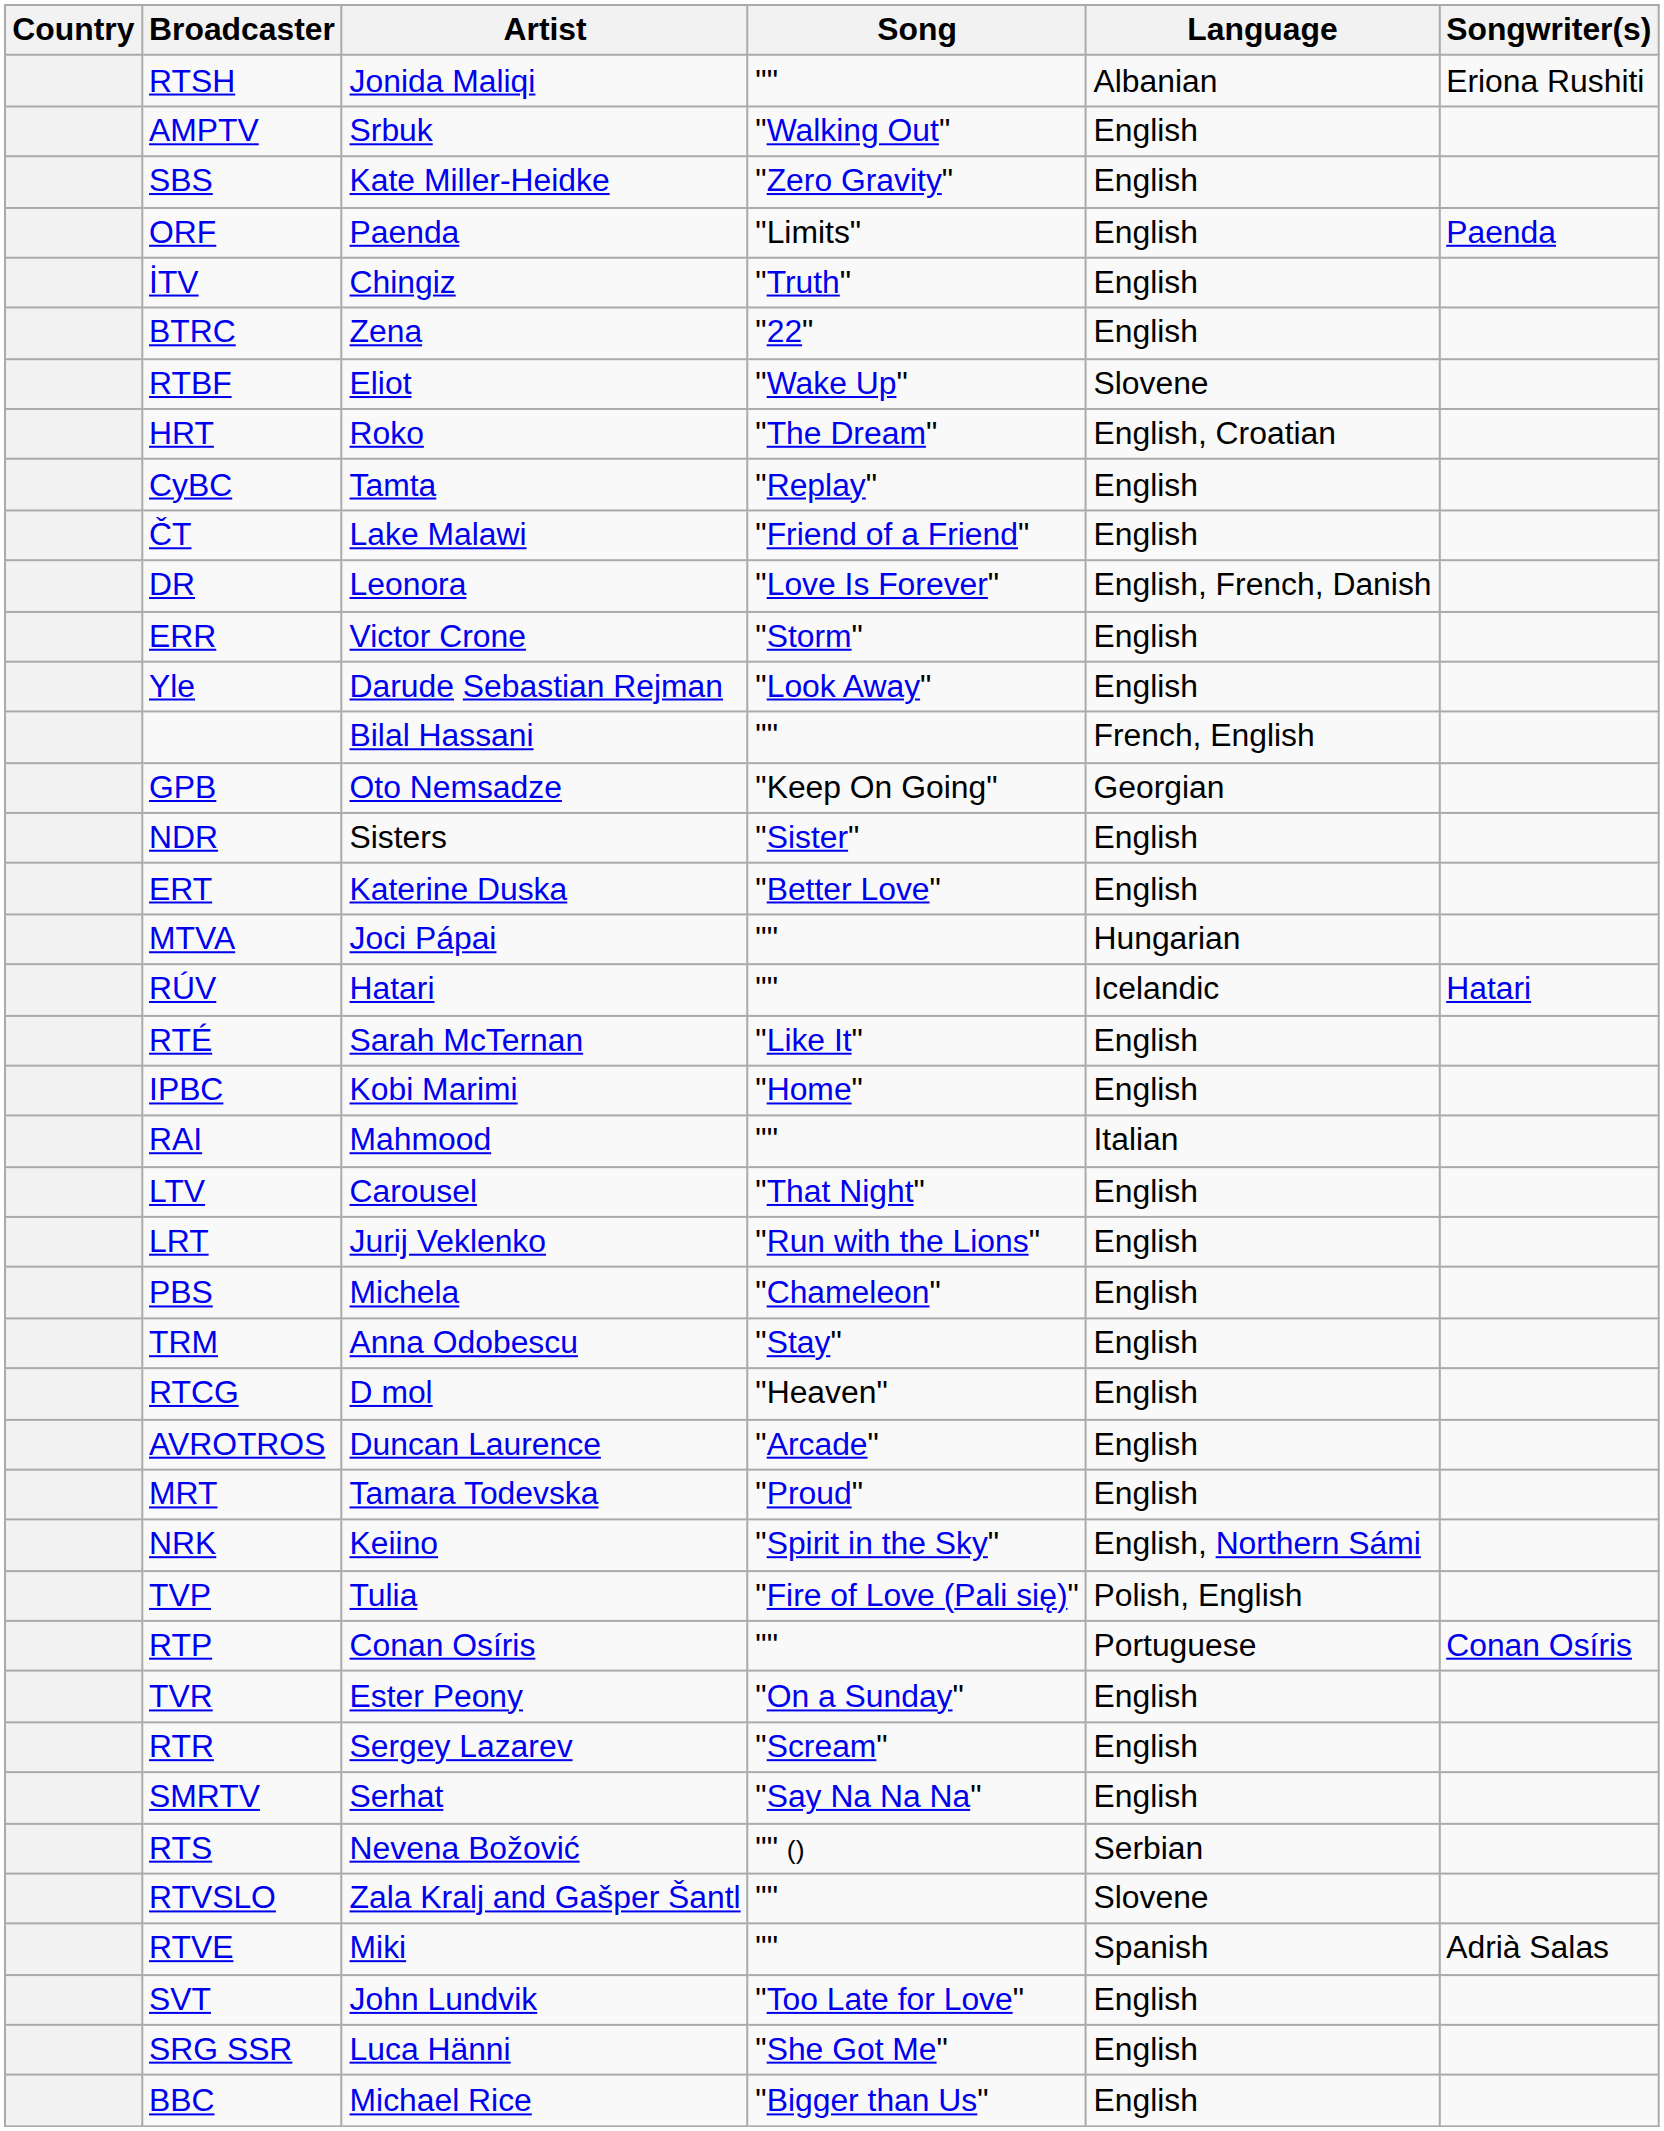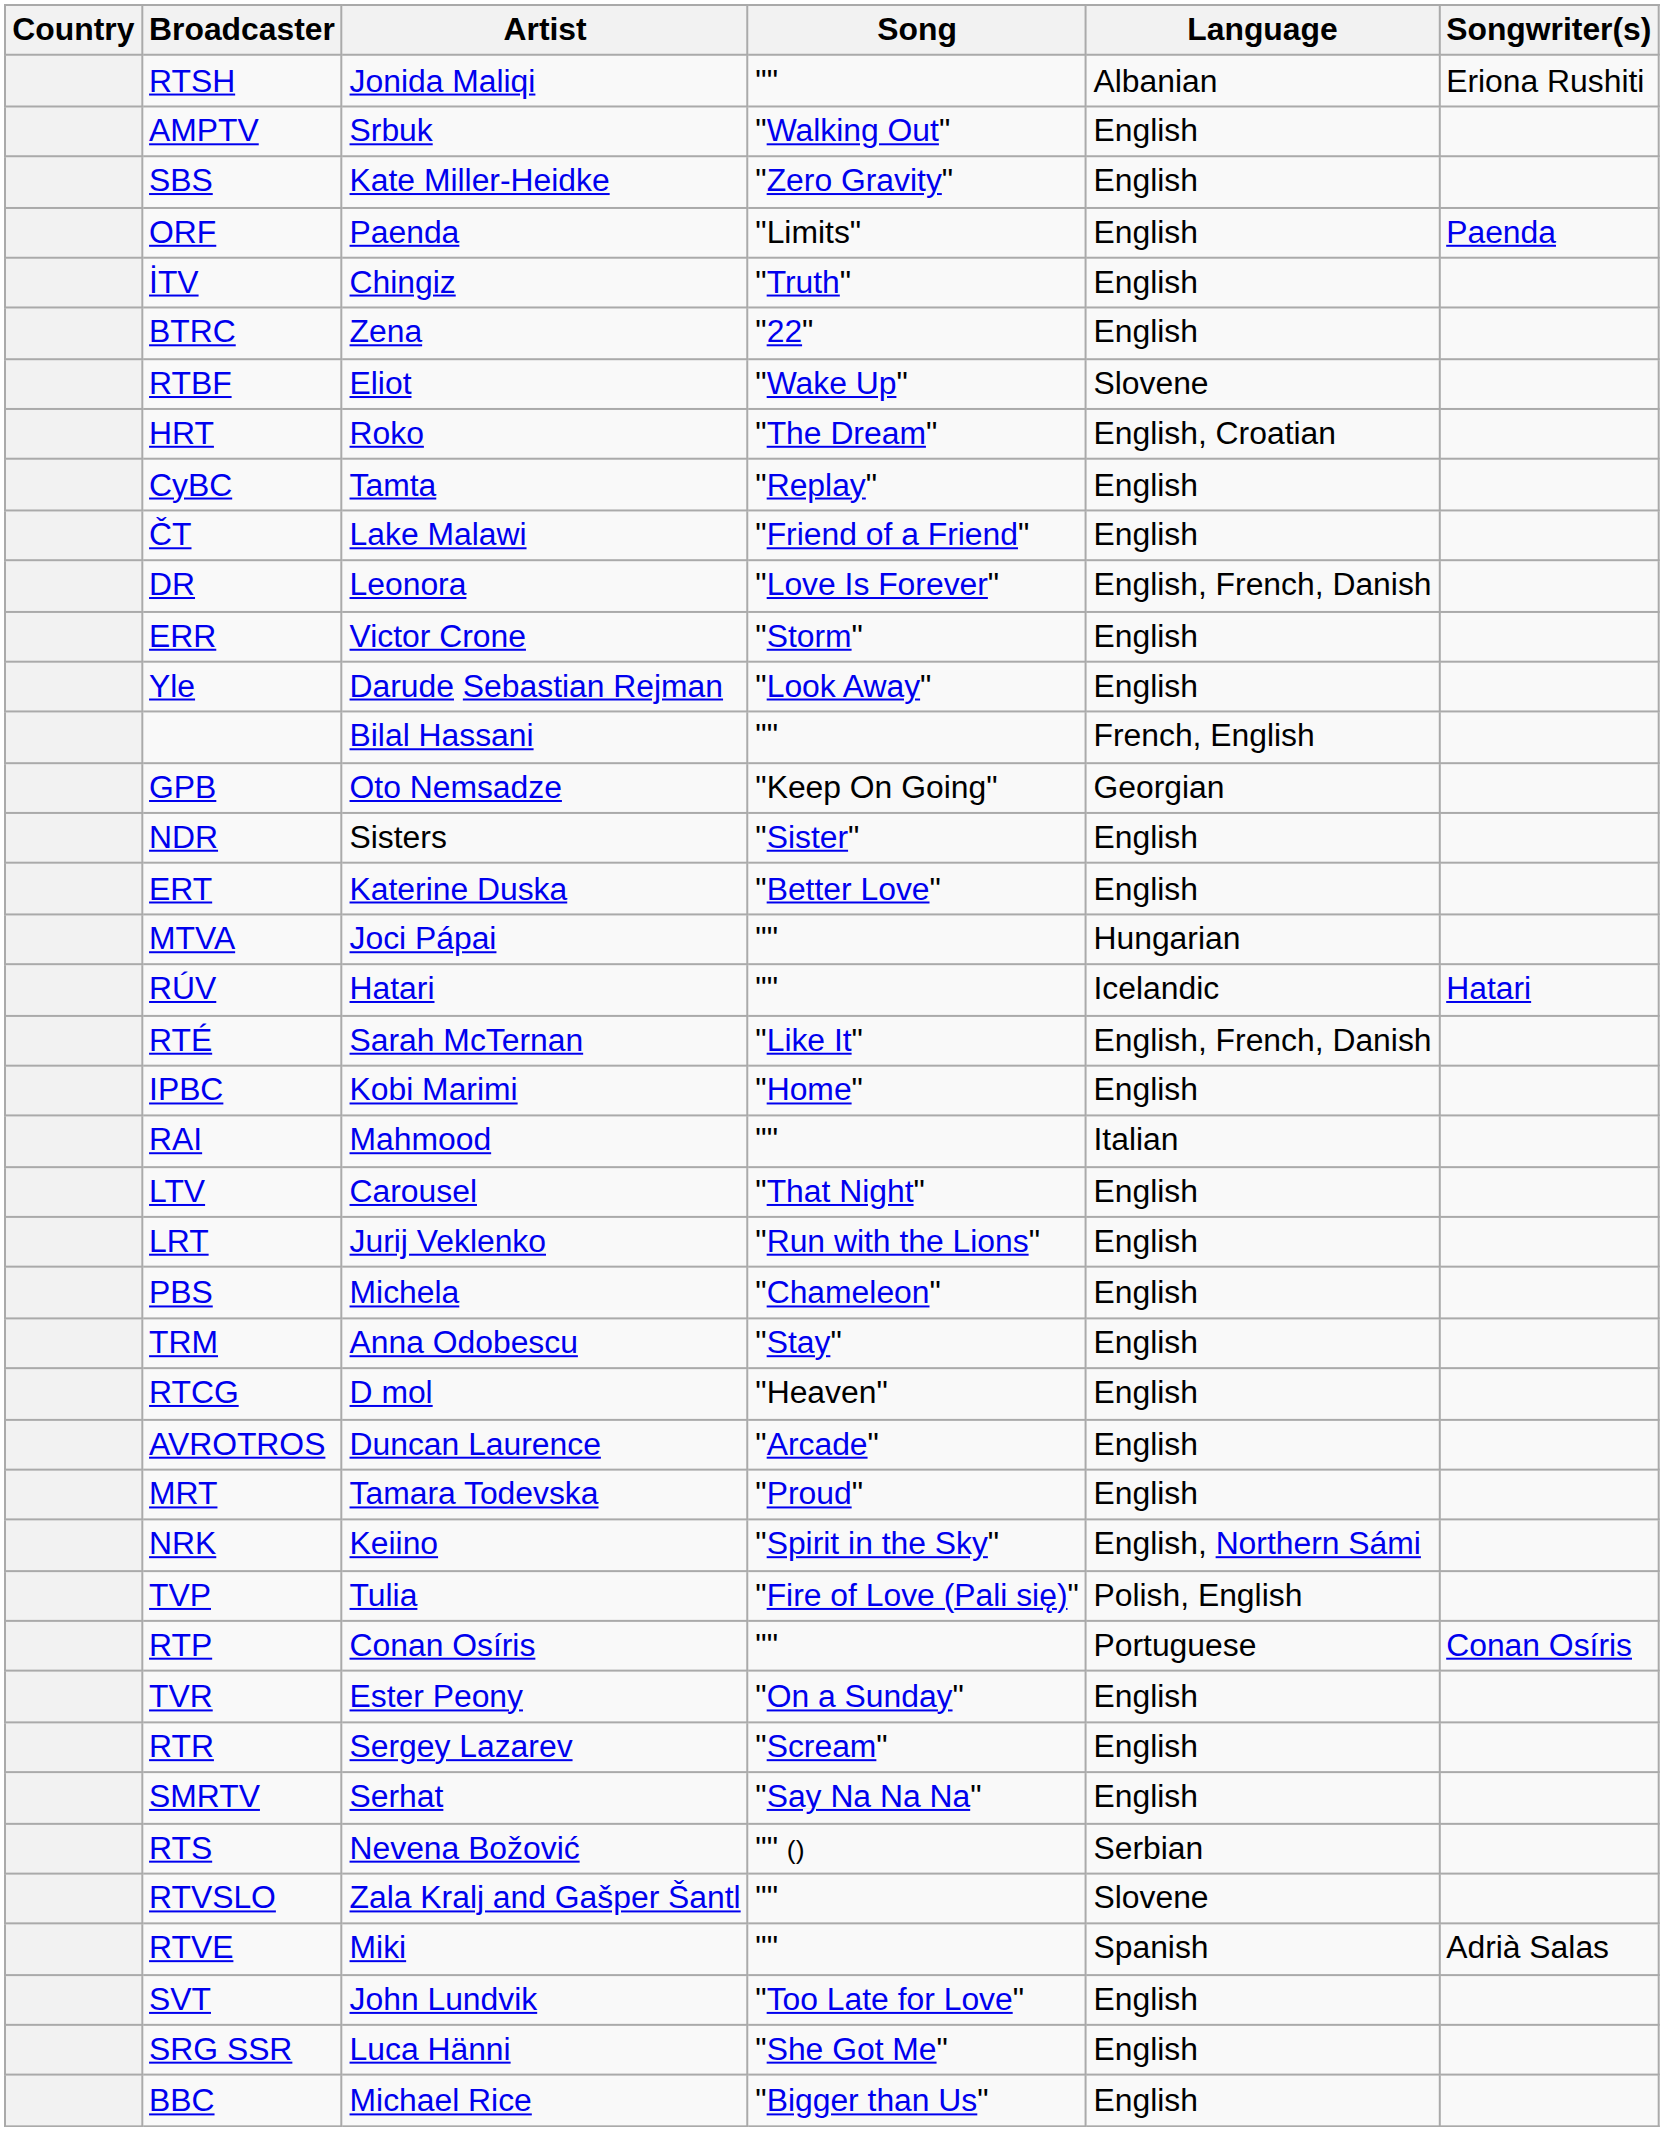(1146, 1039) English -> (1263, 1039) English, French, Danish
